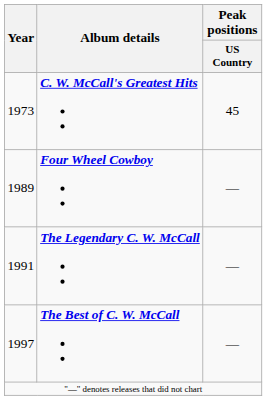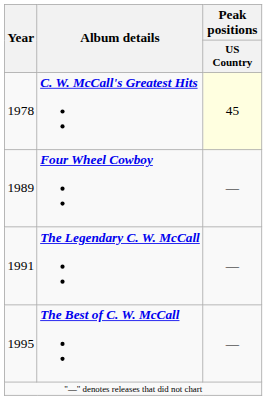(21, 111) 1973 -> (21, 111) 1978
(232, 111) no background -> (232, 111) lightyellow background
(21, 343) 1997 -> (21, 343) 1995
